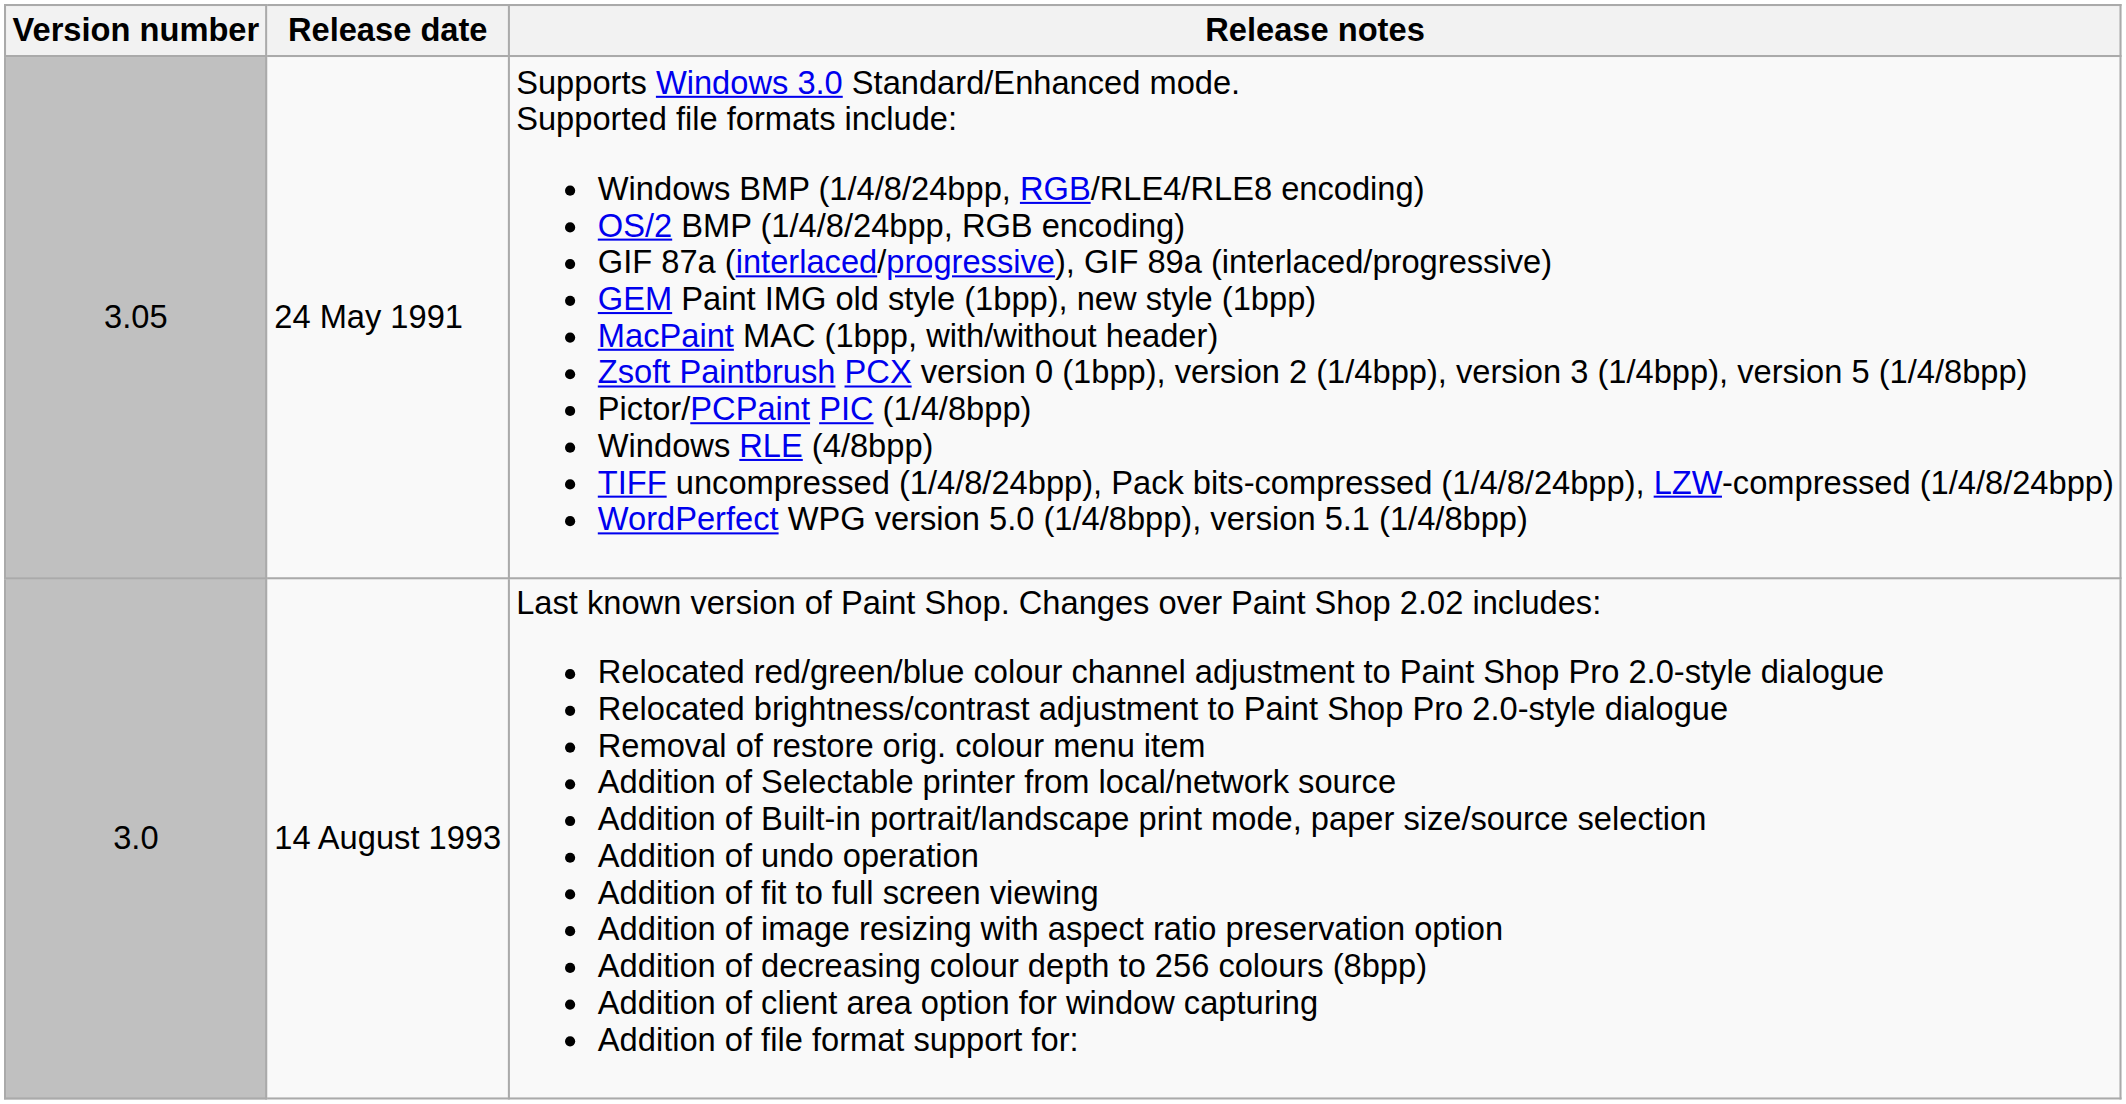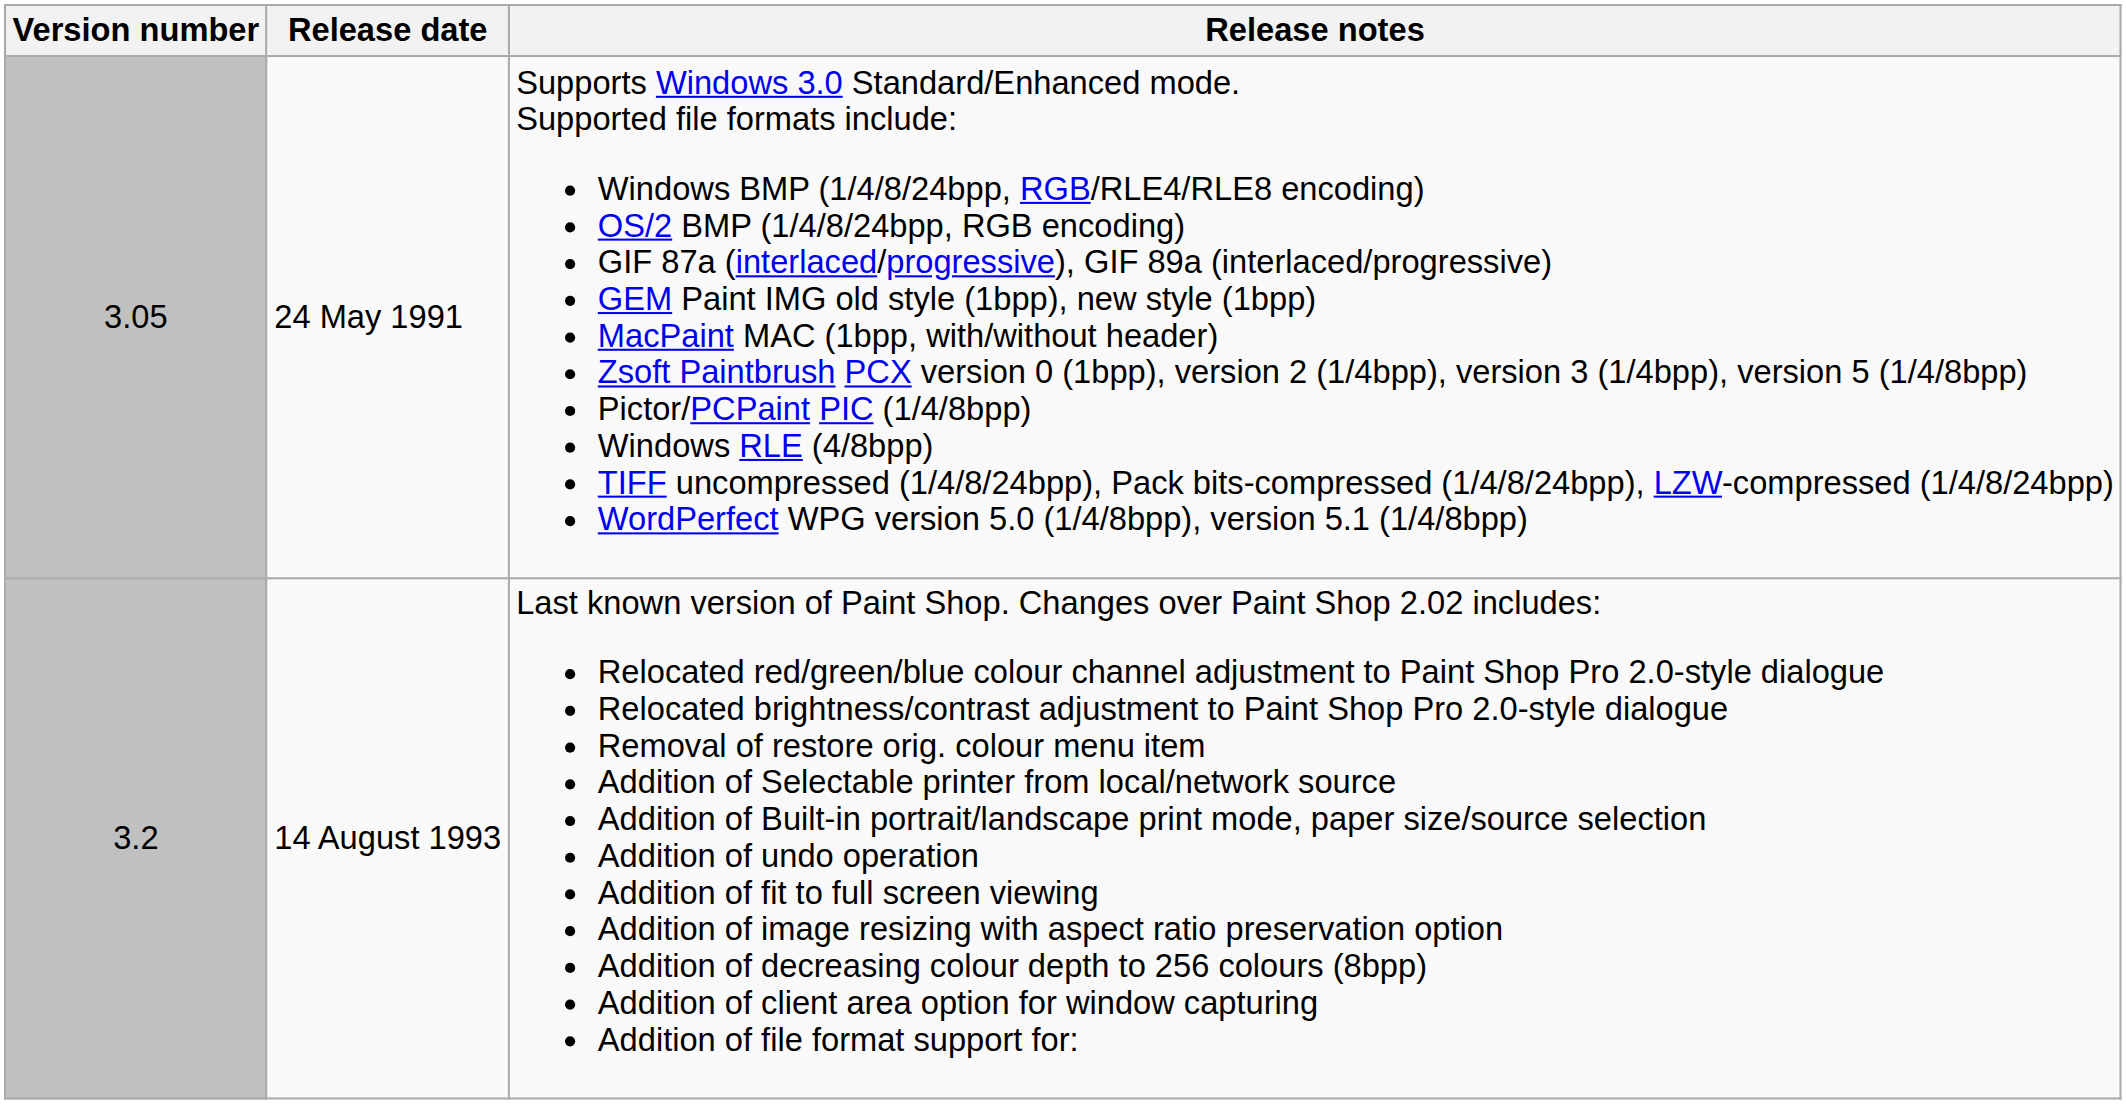(136, 837) 3.0 -> (136, 837) 3.2
